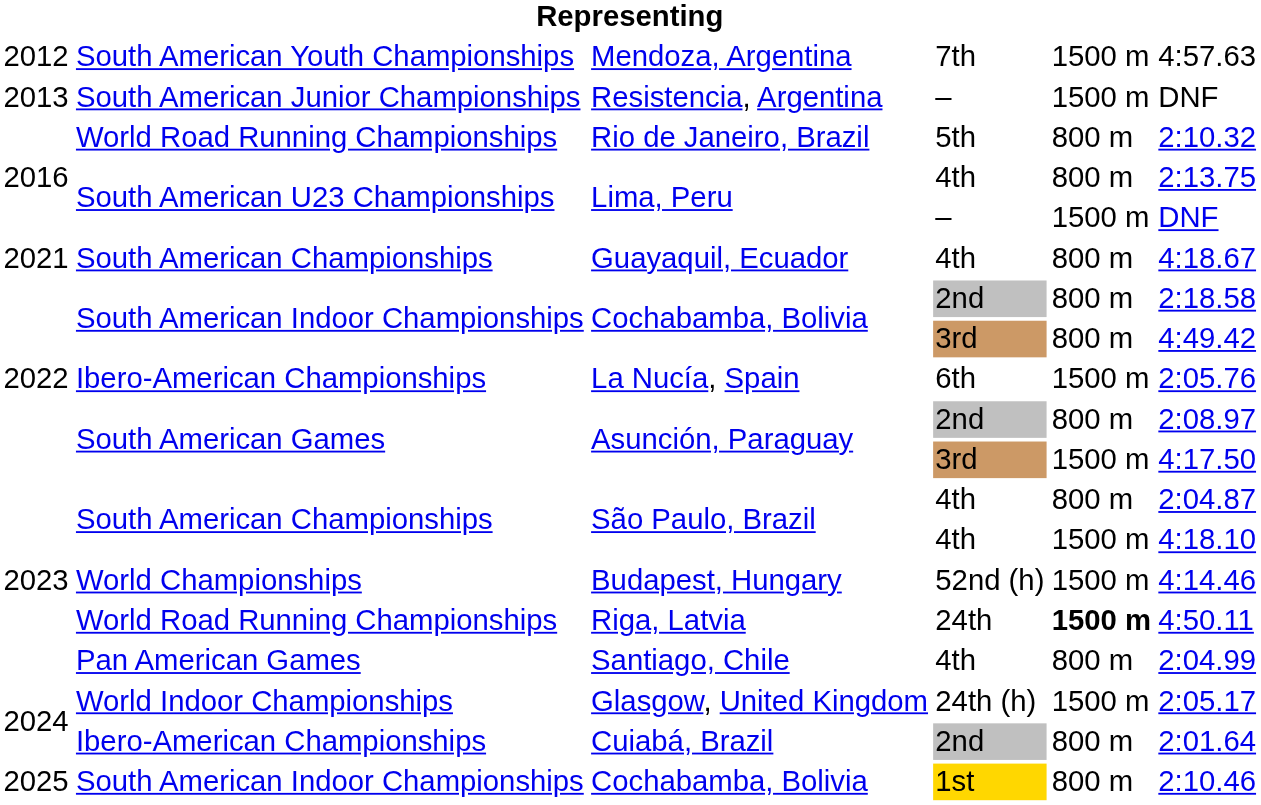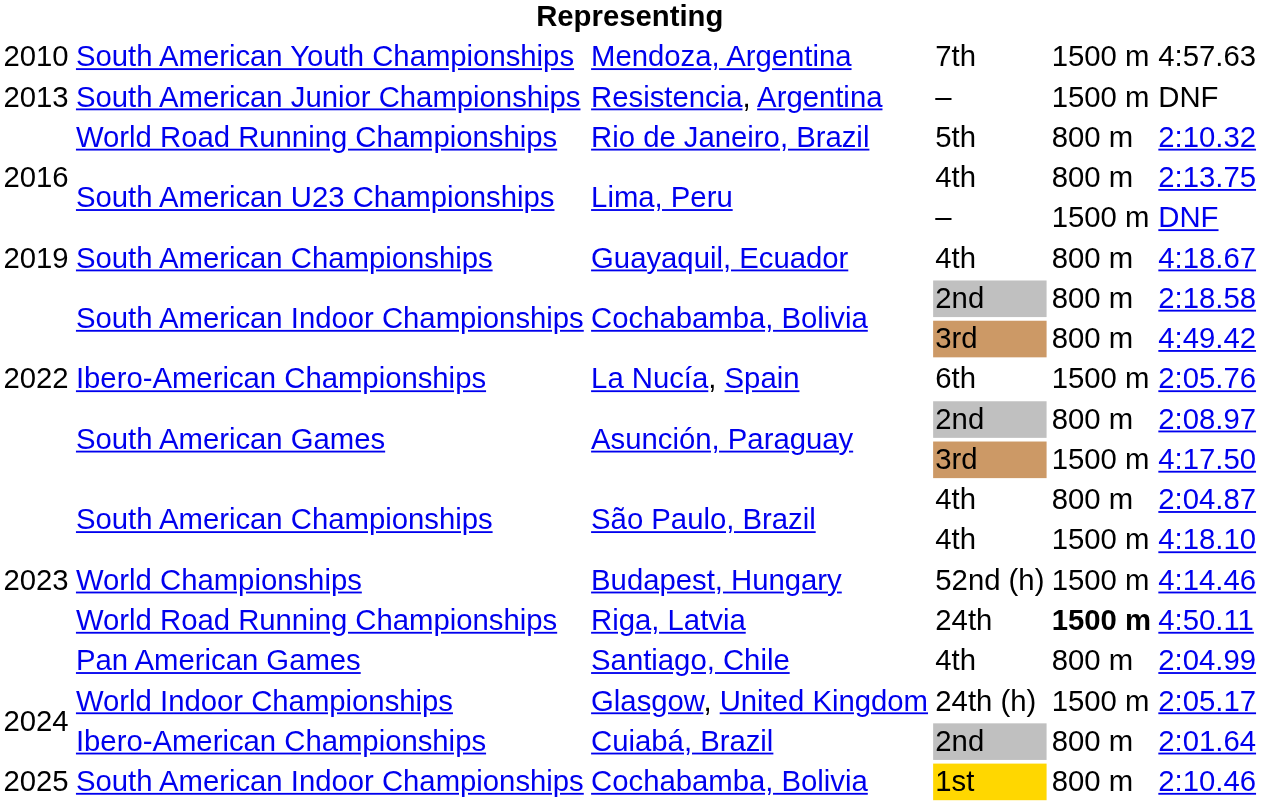(36, 56) 2012 -> (36, 56) 2010
(36, 258) 2021 -> (36, 258) 2019
